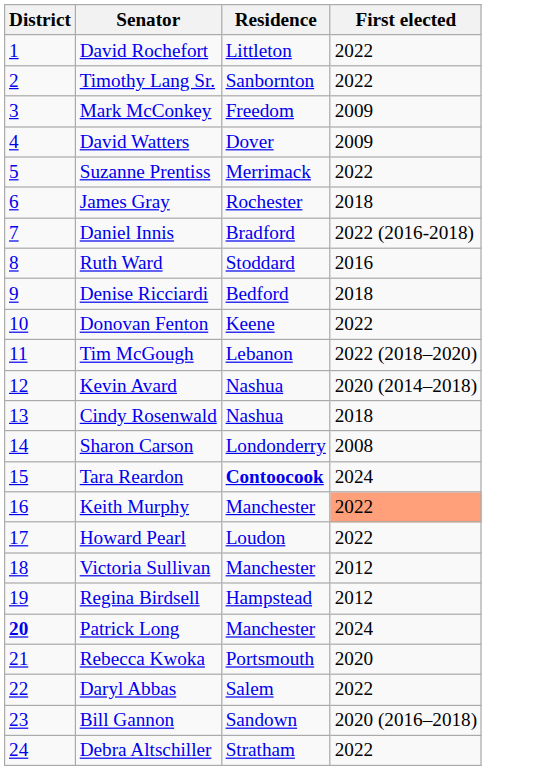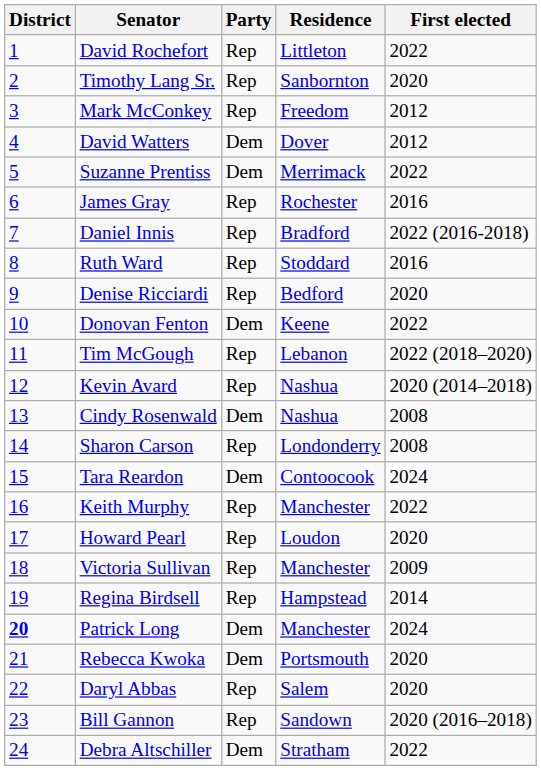+ column: (249, 19)
(354, 80) 2022 -> (409, 80) 2020
(354, 111) 2009 -> (409, 111) 2012
(354, 141) 2009 -> (409, 141) 2012
(354, 202) 2018 -> (409, 202) 2016
(354, 293) 2018 -> (409, 293) 2020
(354, 415) 2018 -> (409, 415) 2008
(275, 476) bold -> (327, 476) normal
(354, 506) lightsalmon background -> (409, 506) no background
(354, 537) 2022 -> (409, 537) 2020
(354, 567) 2012 -> (409, 567) 2009
(354, 598) 2012 -> (409, 598) 2014
(354, 689) 2022 -> (409, 689) 2020
